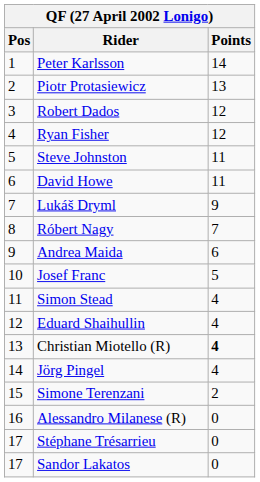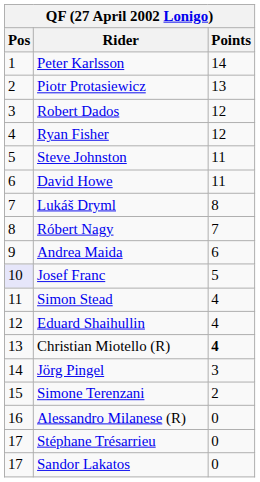(215, 205) 9 -> (215, 205) 8
(15, 275) no background -> (15, 275) lavender background
(215, 370) 4 -> (215, 370) 3
